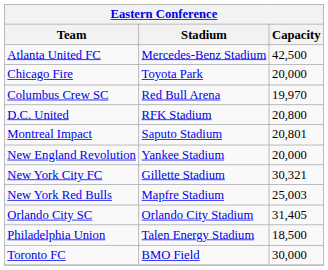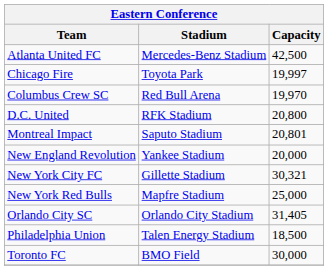(289, 74) 20,000 -> (289, 74) 19,997
(289, 194) 25,003 -> (289, 194) 25,000
